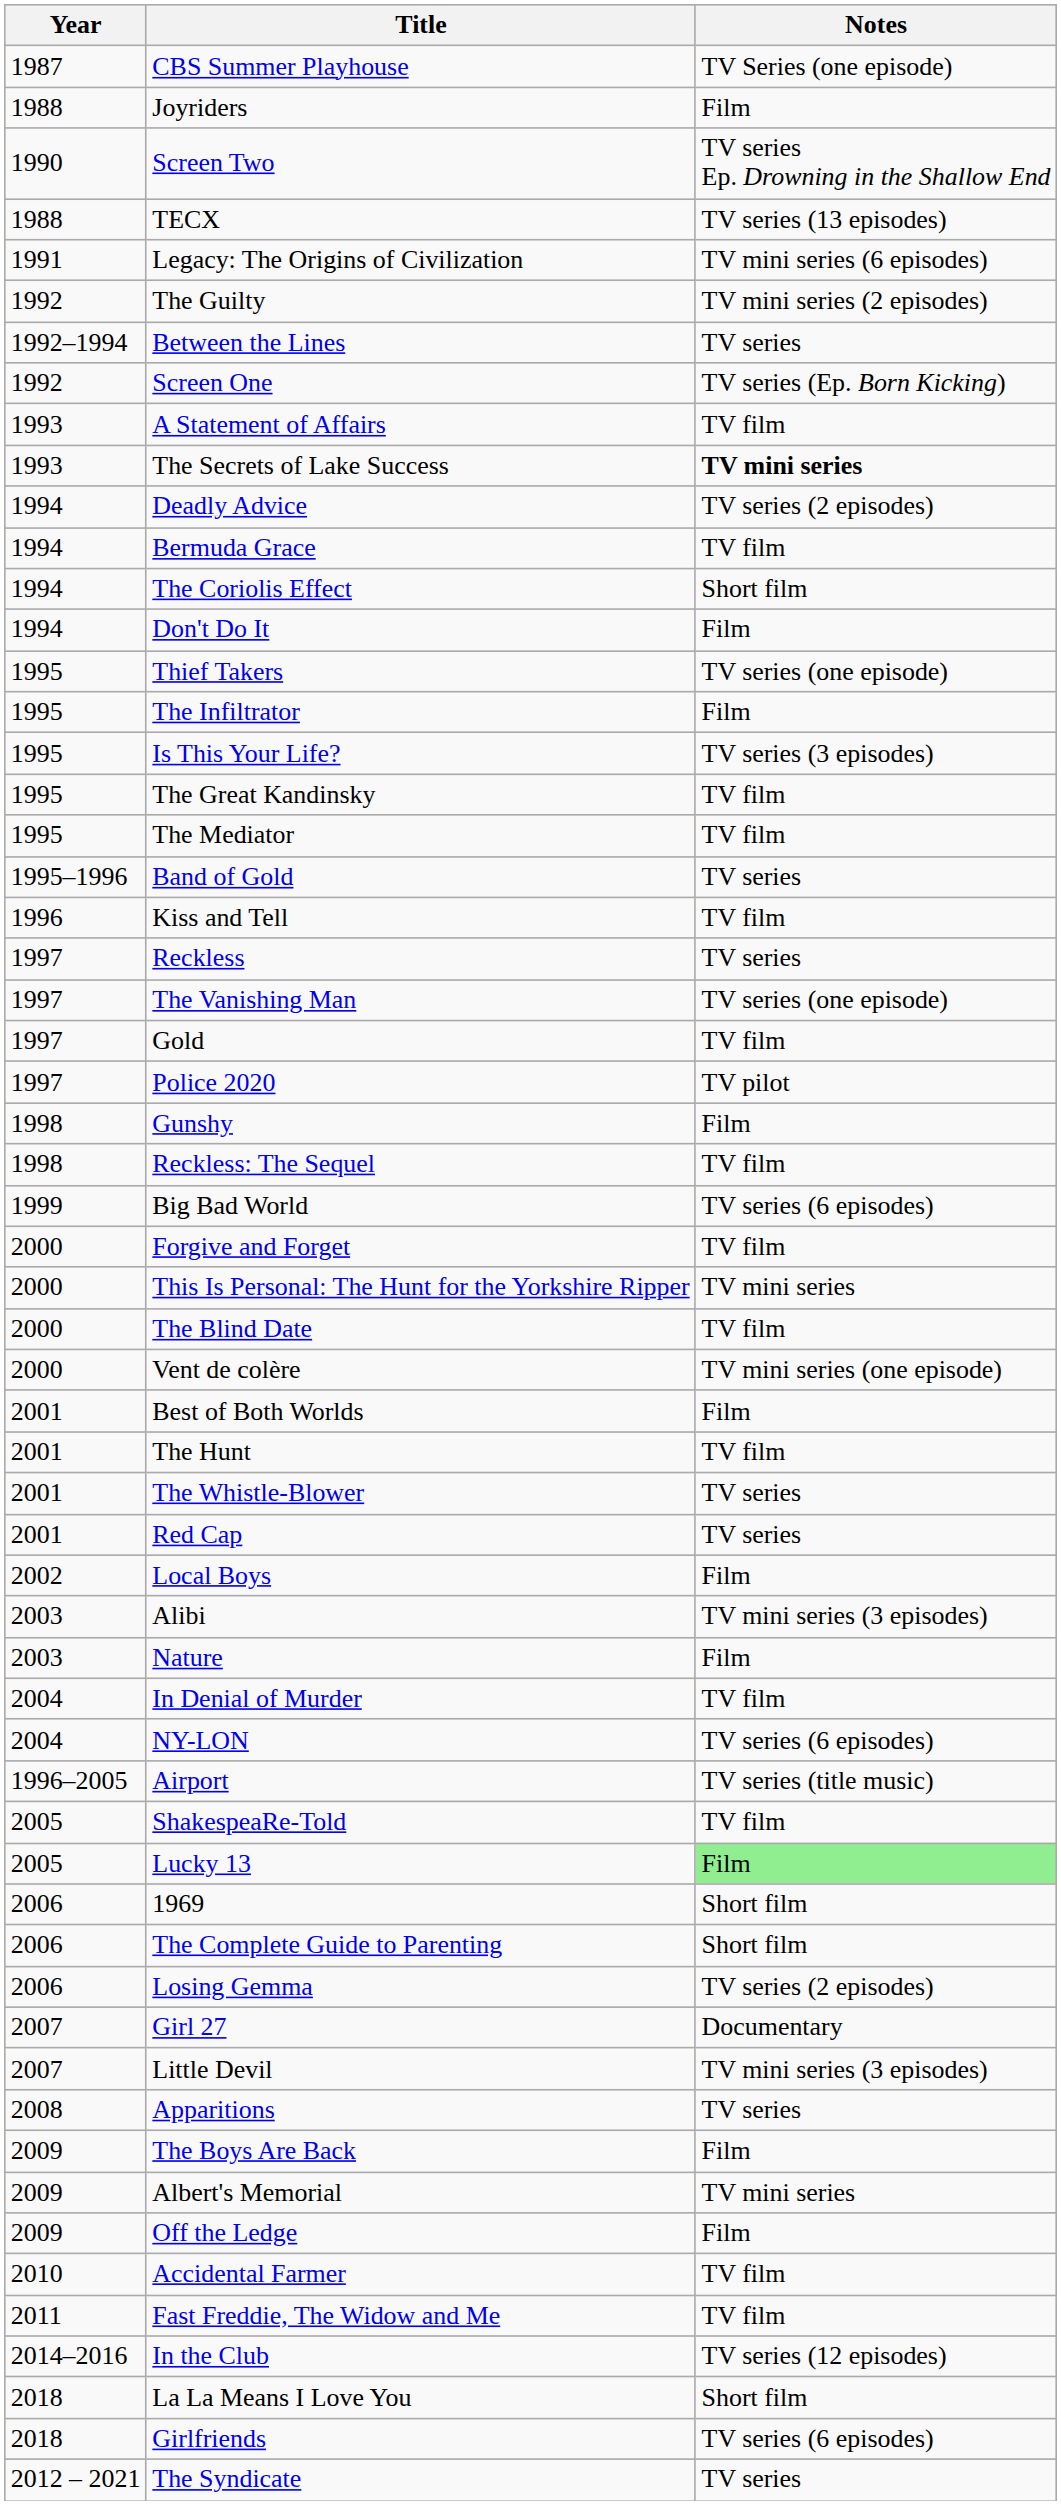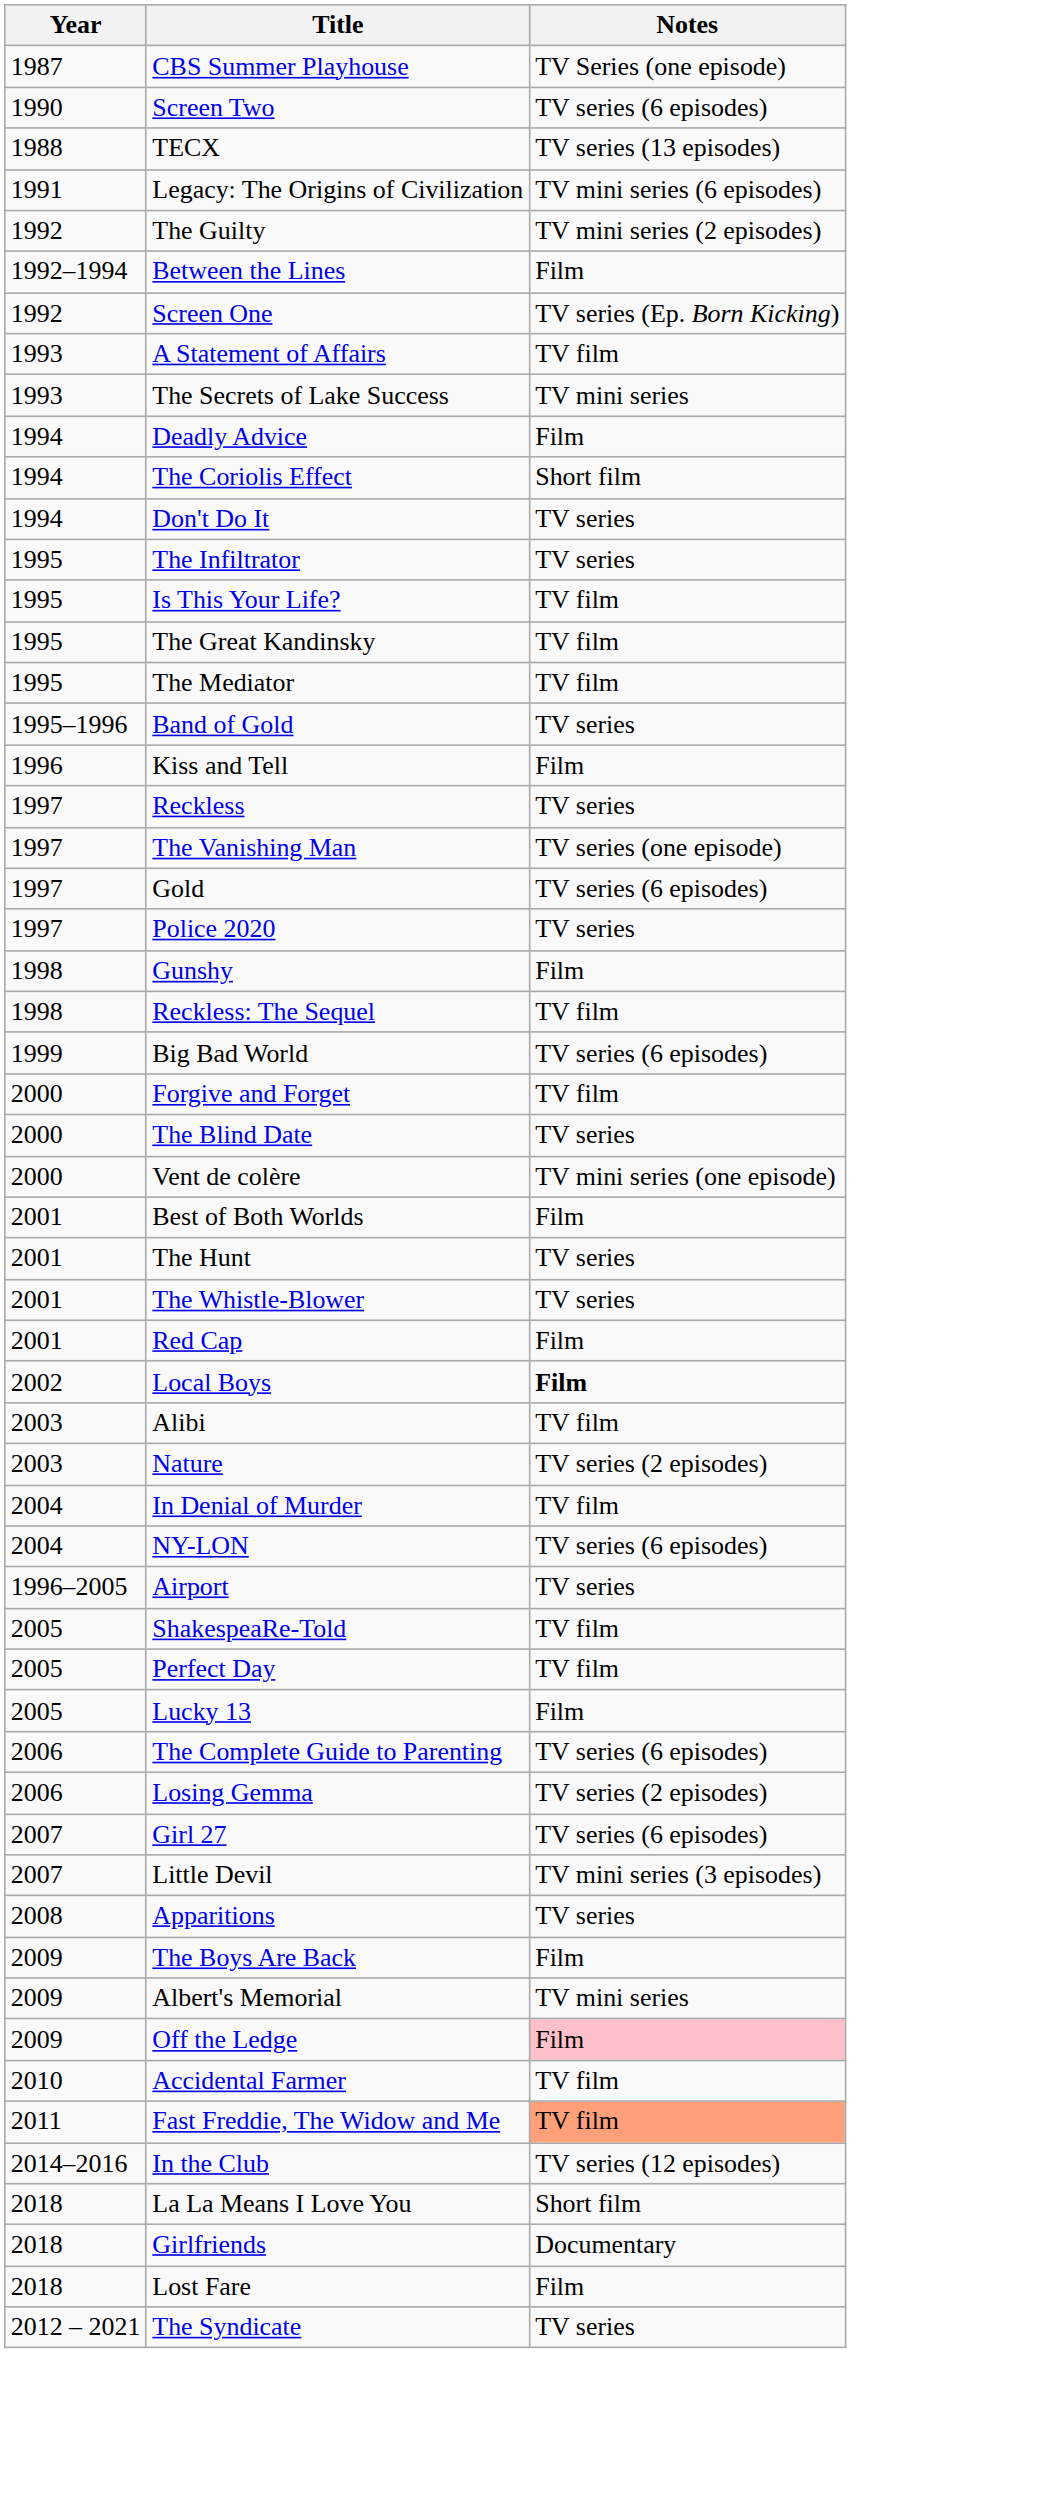- row: (200, 107)
(876, 162) TV series Ep. Drowning in the Shallow End -> (651, 107) TV series (6 episodes)
(751, 341) TV series -> (560, 271) Film
(782, 465) bold -> (612, 395) normal
(818, 506) TV series (2 episodes) -> (560, 436) Film
- row: (234, 547)
(726, 629) Film -> (585, 518) TV series
- row: (218, 670)
(726, 711) Film -> (585, 559) TV series
(818, 753) TV series (3 episodes) -> (577, 600) TV film
(743, 917) TV film -> (560, 764) Film
(743, 1040) TV film -> (651, 888) TV series (6 episodes)
(746, 1081) TV pilot -> (585, 929) TV series
- row: (421, 1287)
(743, 1328) TV film -> (585, 1134) TV series
(743, 1451) TV film -> (585, 1258) TV series
(751, 1534) TV series -> (560, 1340) Film
(726, 1575) normal -> (561, 1381) bold
(845, 1616) TV mini series (3 episodes) -> (577, 1422) TV film
(726, 1657) Film -> (651, 1463) TV series (2 episodes)
(818, 1780) TV series (title music) -> (585, 1587) TV series
+ row: (214, 1669)
(726, 1862) lightgreen background -> (560, 1710) no background
- row: (178, 1904)
(755, 1945) Short film -> (651, 1751) TV series (6 episodes)
(772, 2027) Documentary -> (651, 1833) TV series (6 episodes)
(726, 2232) no background -> (560, 2039) pink background
(743, 2315) no background -> (577, 2121) lightsalmon background
(818, 2438) TV series (6 episodes) -> (606, 2244) Documentary
+ row: (202, 2285)
